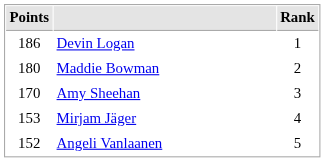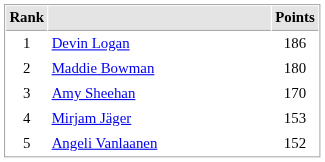columns swapped: (297, 18) <-> (29, 18)
